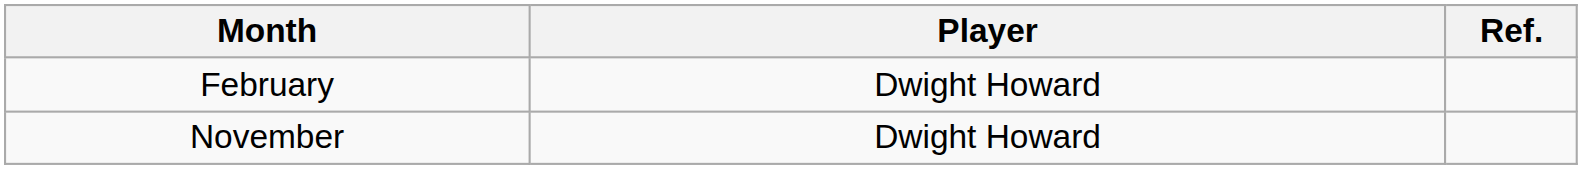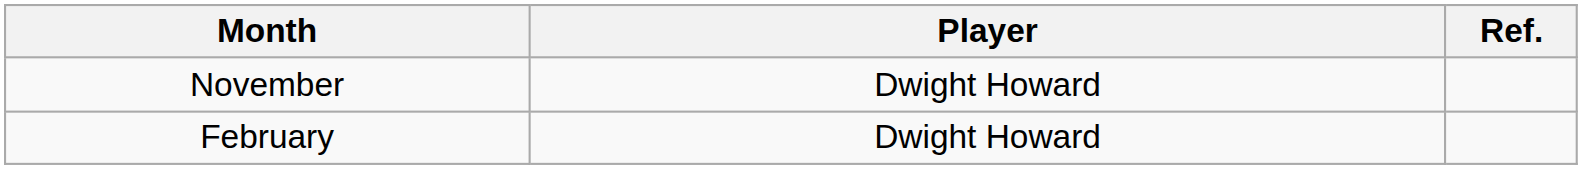rows swapped: (267, 137) <-> (267, 84)
